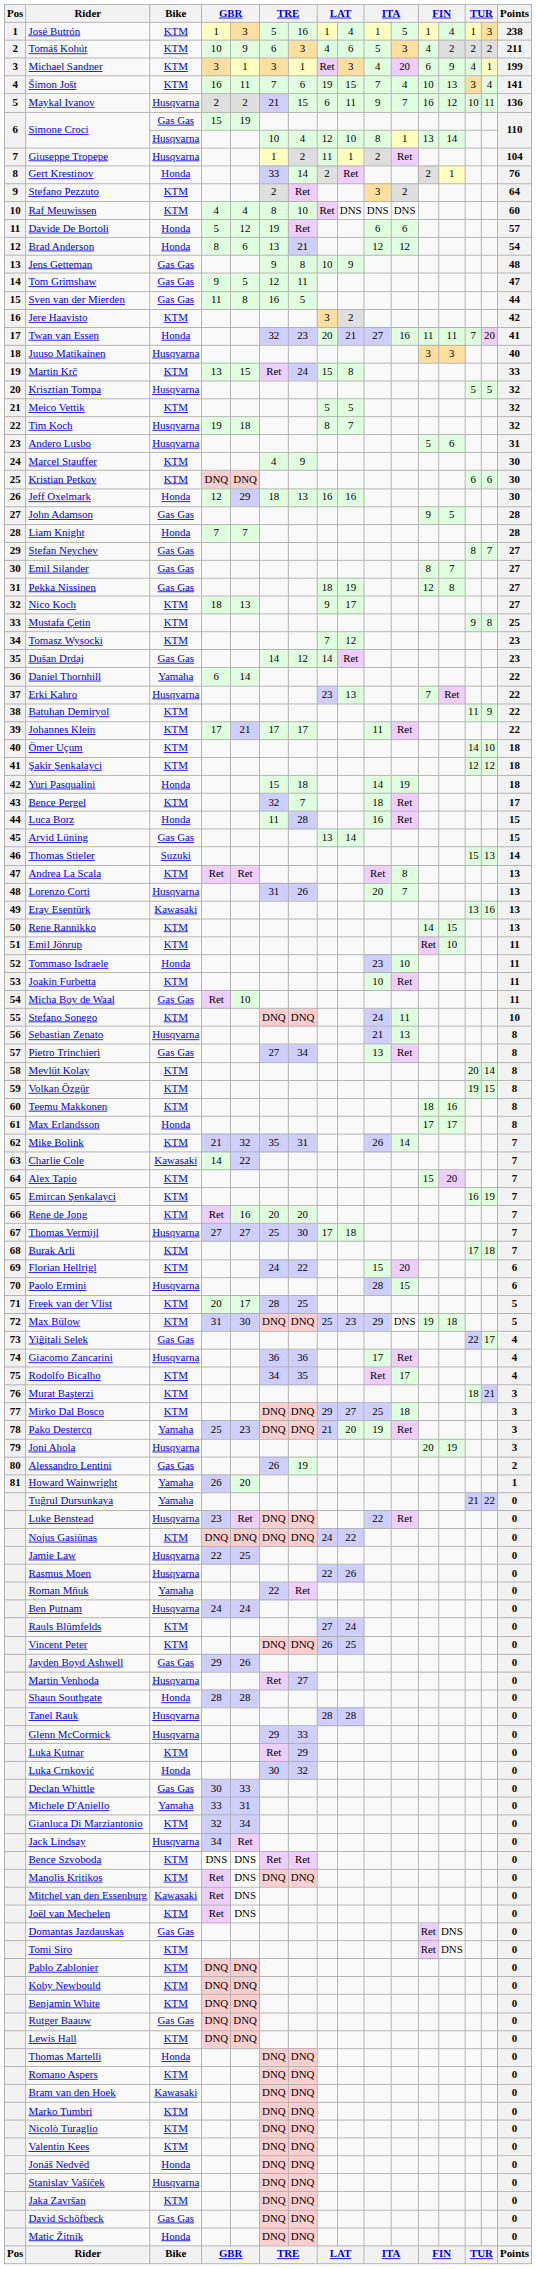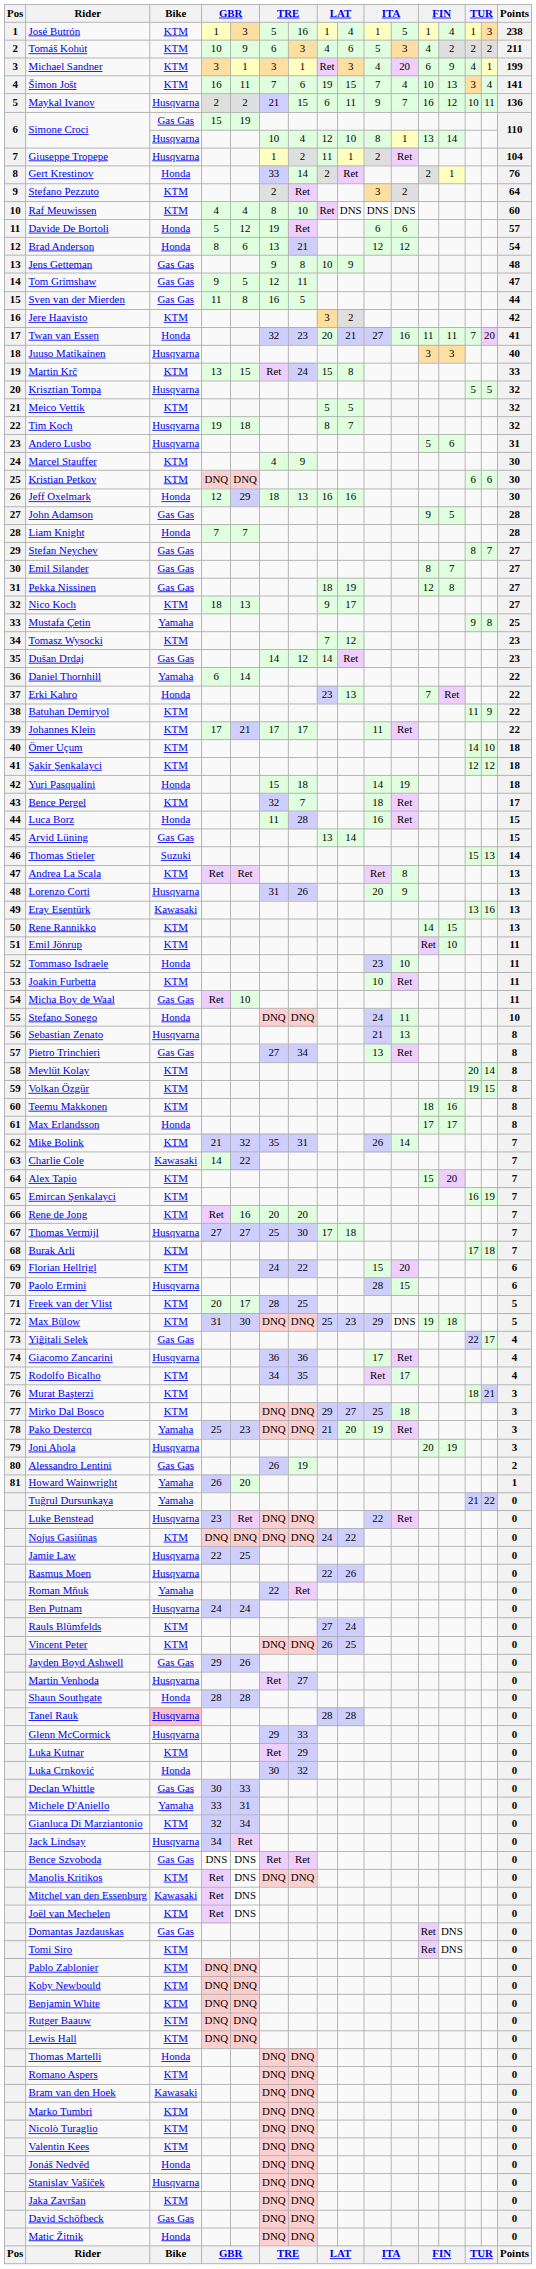(176, 622) KTM -> (176, 622) Yamaha
(176, 694) Husqvarna -> (176, 694) Honda
(405, 891) 7 -> (405, 891) 9
(176, 1017) KTM -> (176, 1017) Honda
(176, 1716) no background -> (176, 1716) pink background
(176, 1860) KTM -> (176, 1860) Gas Gas
(176, 2021) Gas Gas -> (176, 2021) KTM
